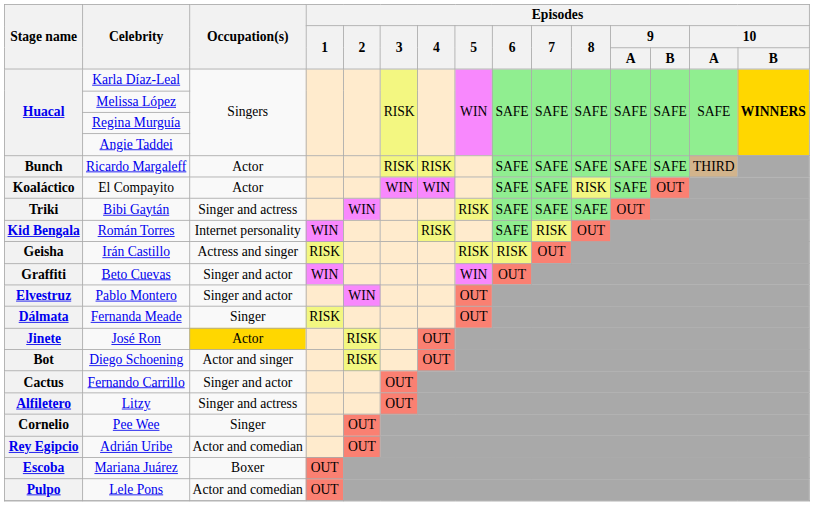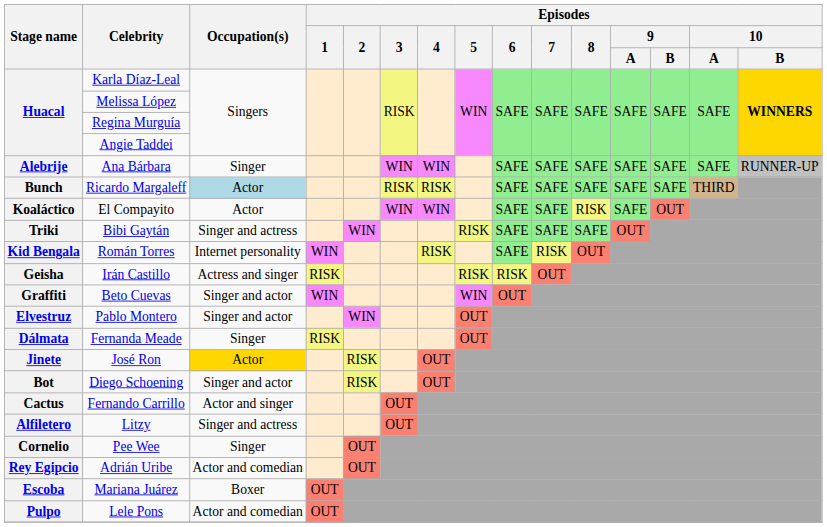+ row: (136, 166)
(248, 166) no background -> (248, 187) lightblue background
(248, 360) Actor and singer -> (248, 381) Singer and actor
(248, 381) Singer and actor -> (248, 403) Actor and singer
